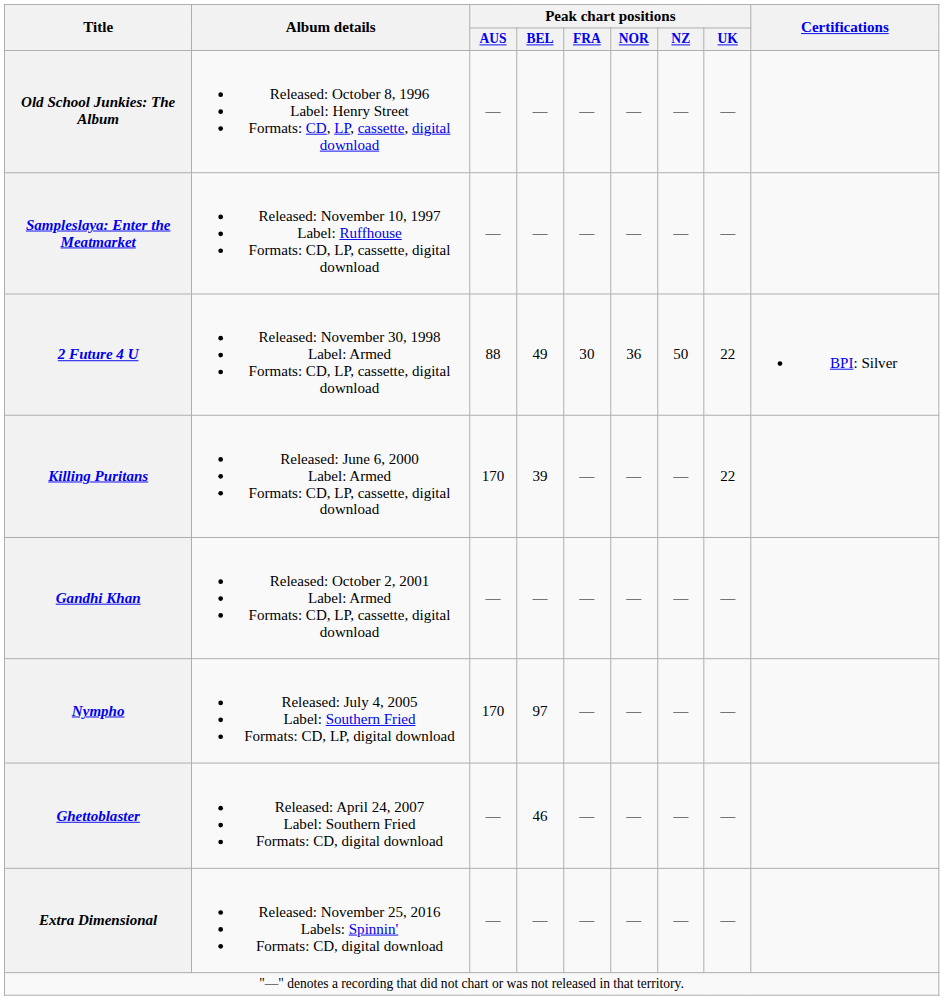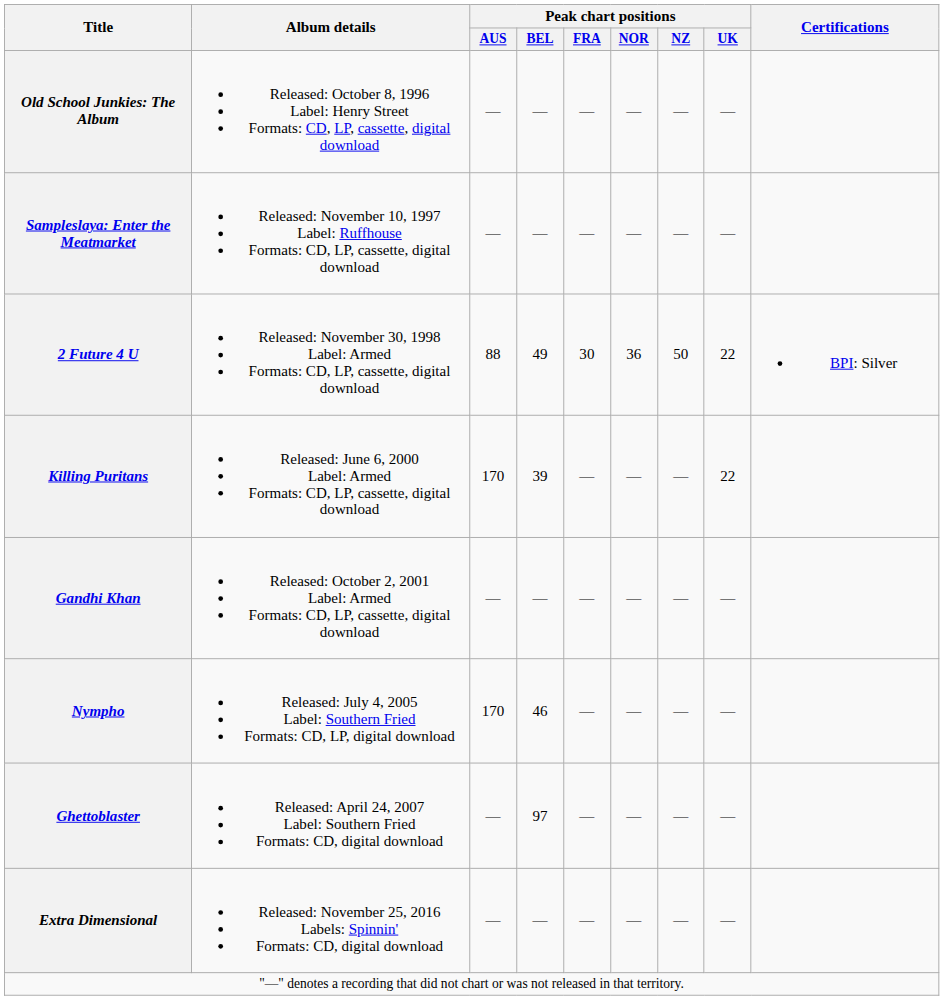(540, 711) 97 -> (540, 711) 46
(540, 815) 46 -> (540, 815) 97
